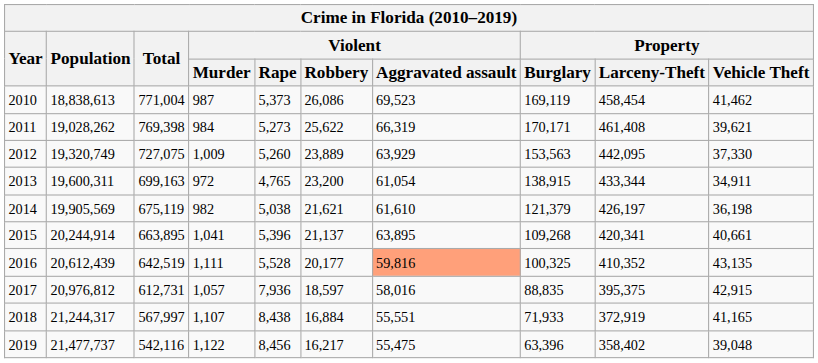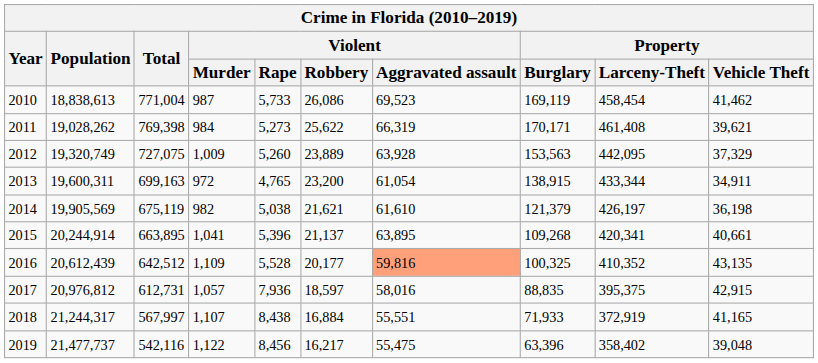(275, 100) 5,373 -> (275, 100) 5,733
(396, 154) 63,929 -> (396, 154) 63,928
(732, 154) 37,330 -> (732, 154) 37,329
(162, 263) 642,519 -> (162, 263) 642,512
(208, 263) 1,111 -> (209, 263) 1,109
